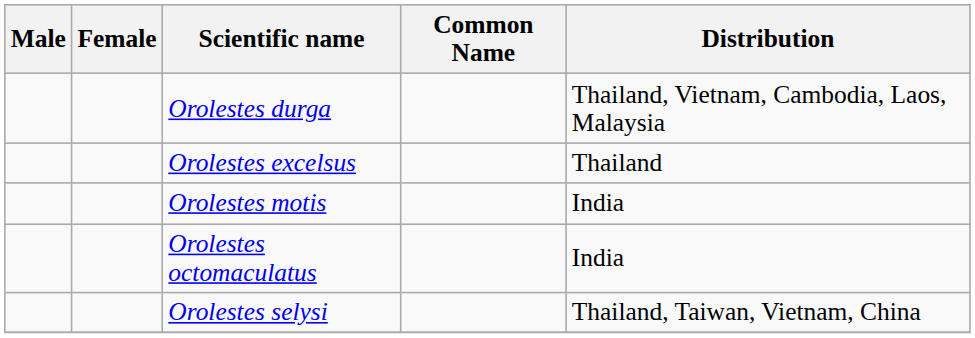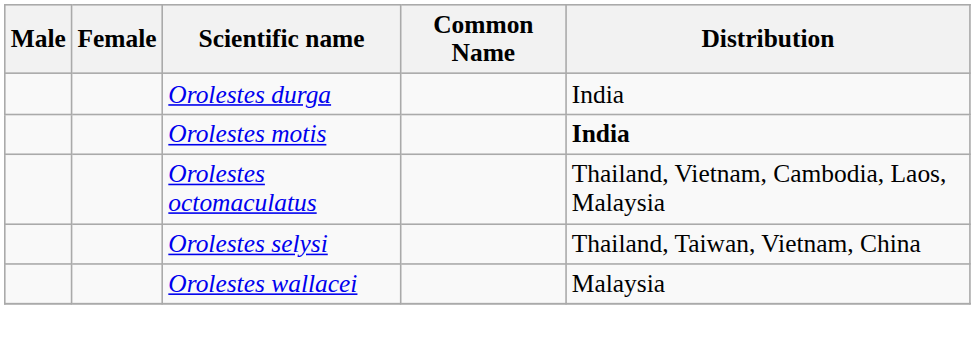(759, 107) Thailand, Vietnam, Cambodia, Laos, Malaysia -> (598, 93) India
- row: (262, 162)
(598, 202) normal -> (601, 133) bold
(598, 257) India -> (759, 188) Thailand, Vietnam, Cambodia, Laos, Malaysia
+ row: (263, 283)
